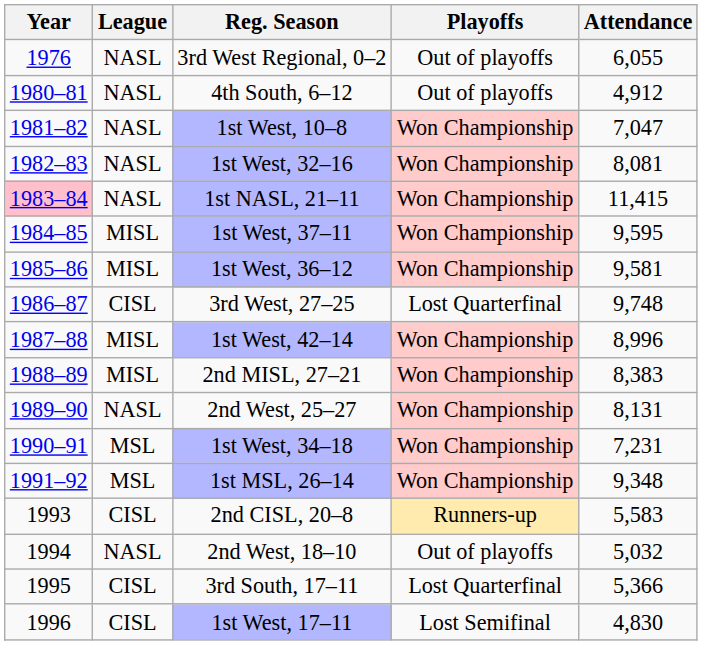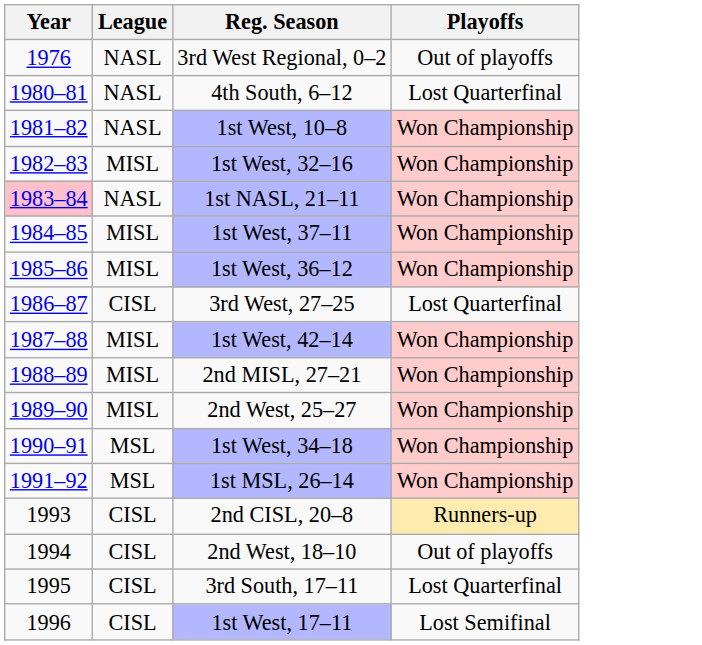- column: (638, 22)
(485, 92) Out of playoffs -> (485, 92) Lost Quarterfinal
(133, 163) NASL -> (132, 163) MISL
(133, 410) NASL -> (132, 410) MISL
(133, 551) NASL -> (132, 551) CISL
